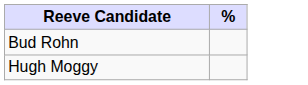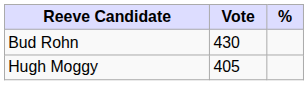+ column: (238, 17)
